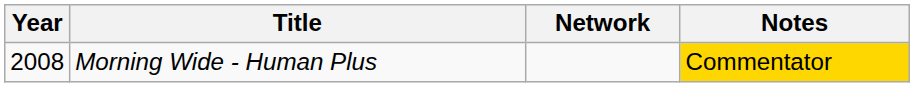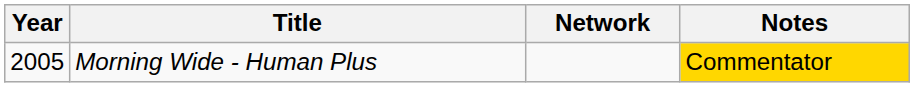(37, 61) 2008 -> (37, 61) 2005
